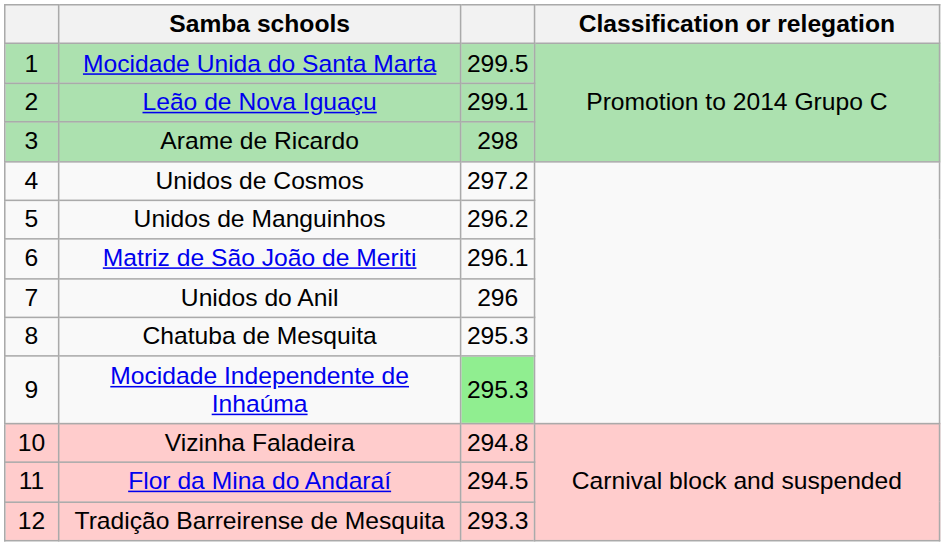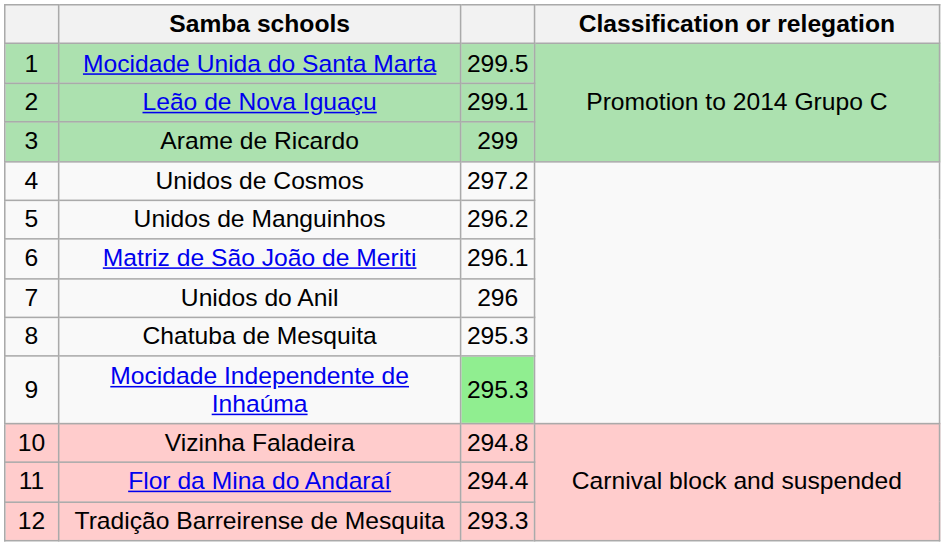(498, 141) 298 -> (498, 141) 299
(498, 481) 294.5 -> (498, 481) 294.4
